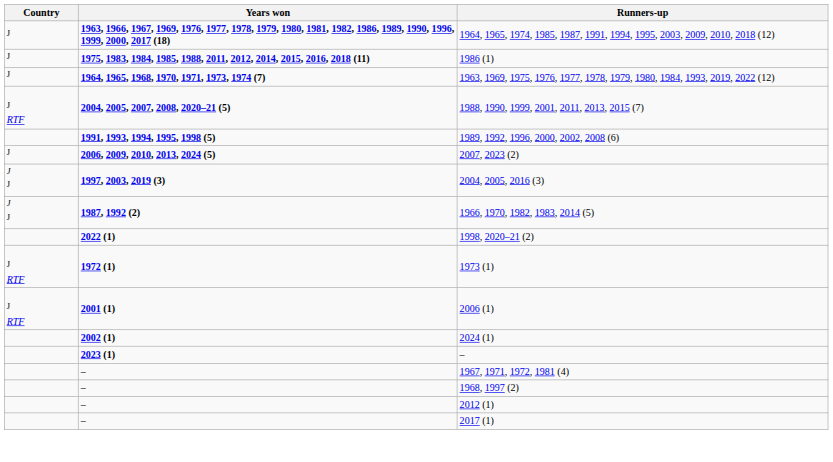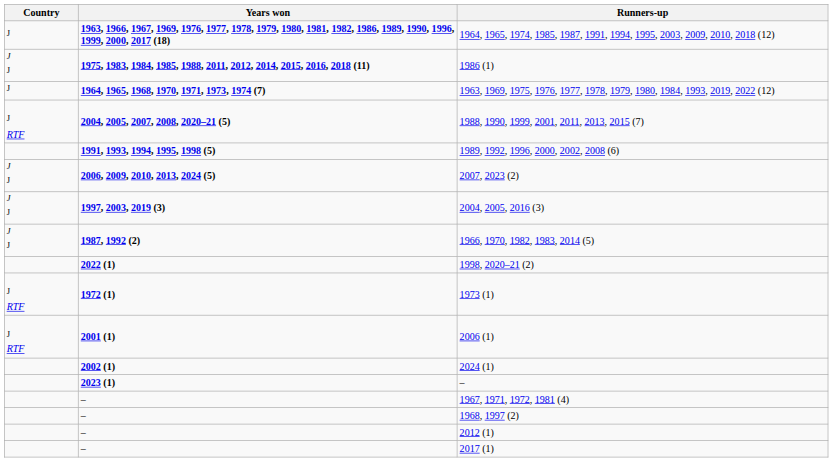(8, 56) J -> (9, 63) J J
(8, 152) J -> (9, 173) J J
